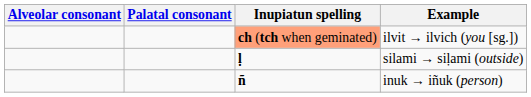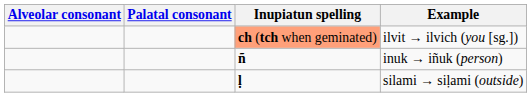rows swapped: (443, 80) <-> (453, 59)
